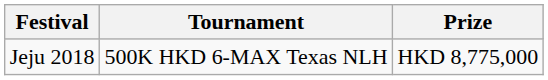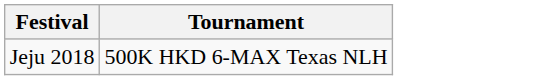- column: (468, 21)
